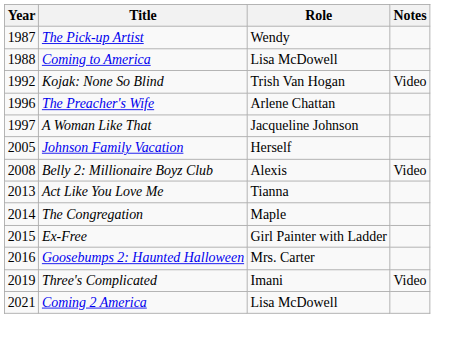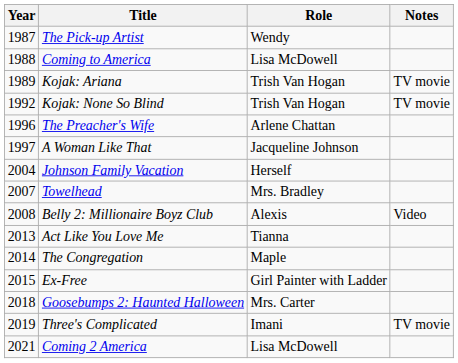+ row: (82, 81)
(410, 81) Video -> (422, 103) TV movie
(22, 147) 2005 -> (22, 170) 2004
+ row: (72, 192)
(22, 258) 2016 -> (22, 302) 2018
(410, 280) Video -> (422, 324) TV movie
